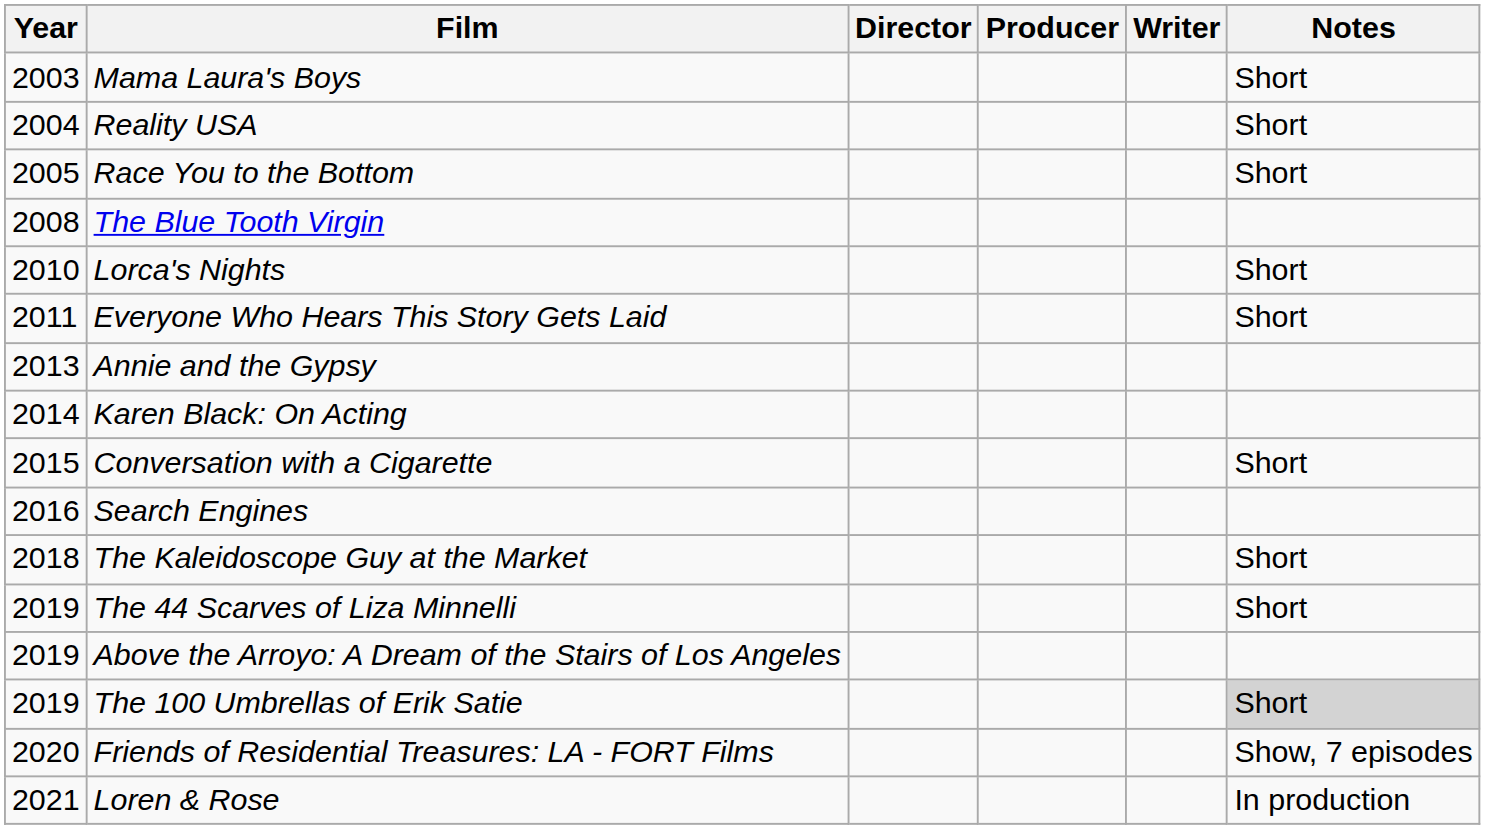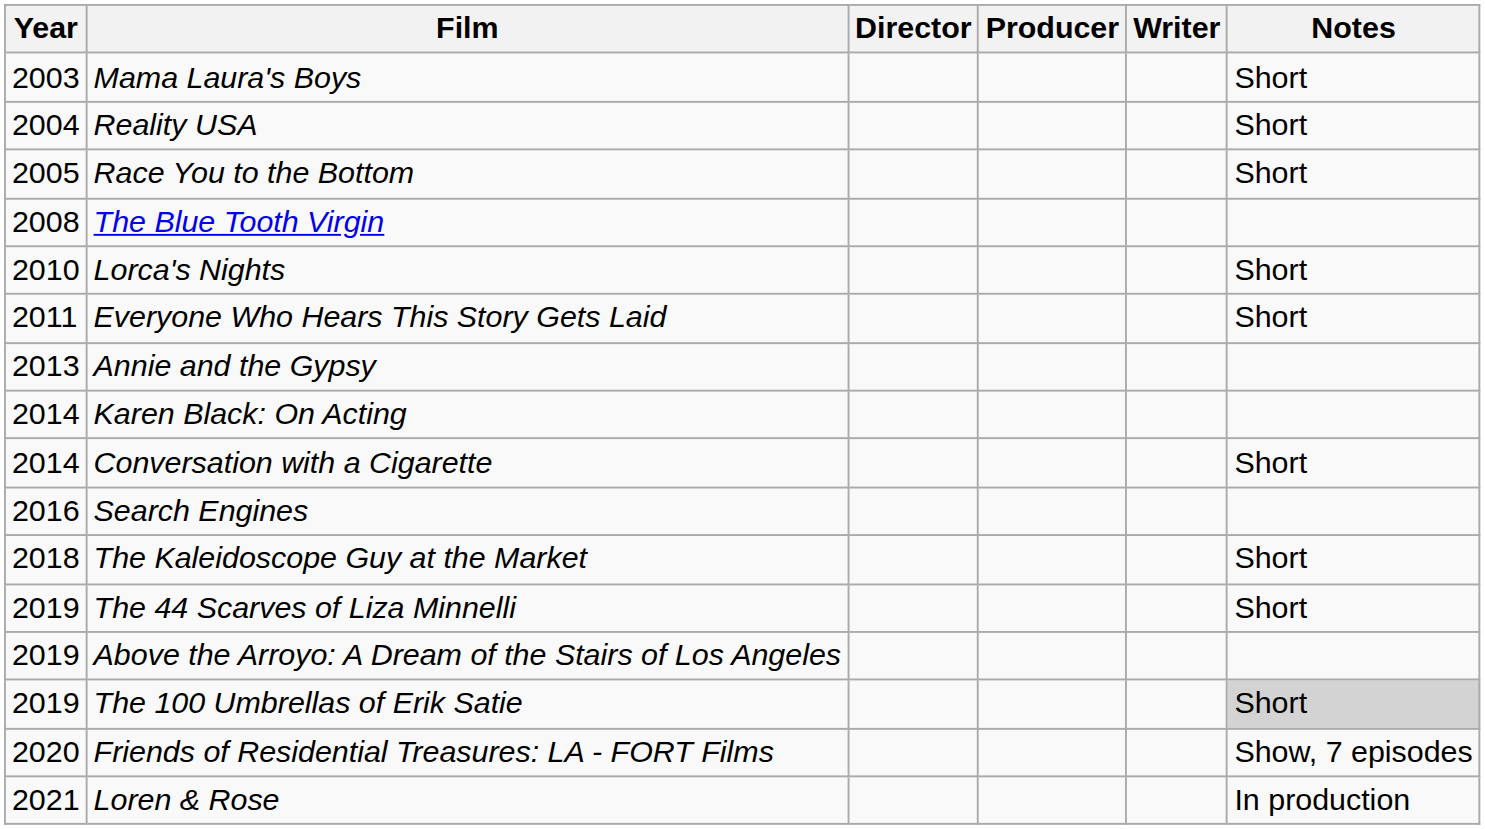(46, 462) 2015 -> (46, 462) 2014
